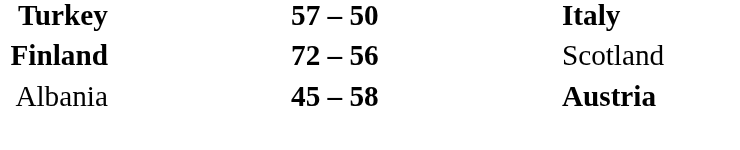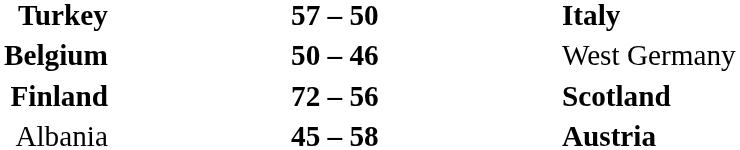+ row: (56, 55)
(613, 55) normal -> (616, 96) bold
